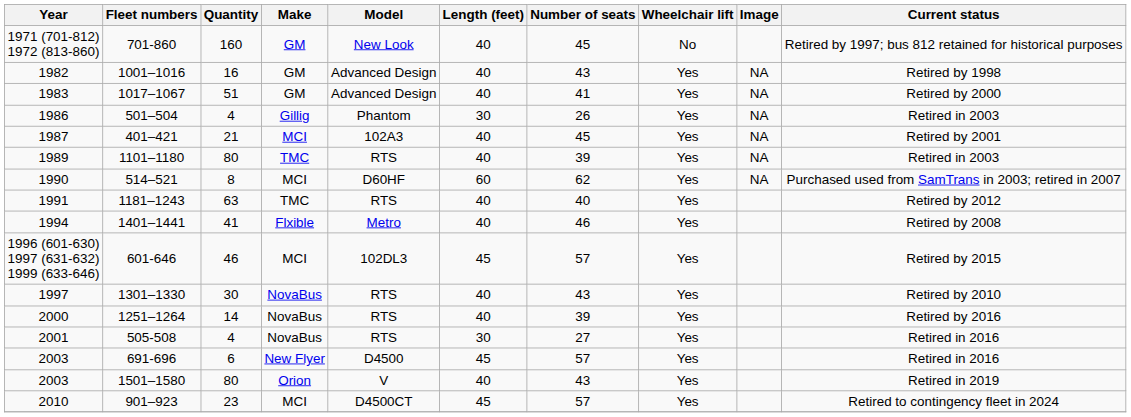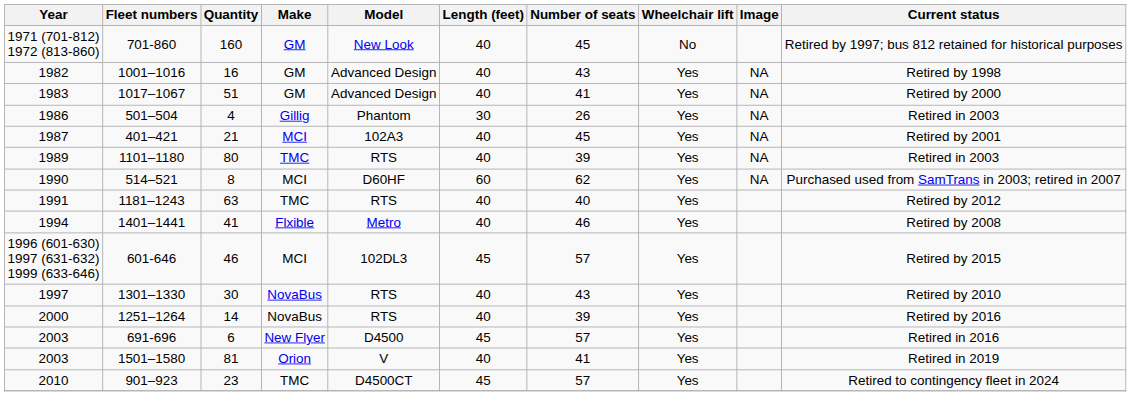- row: (152, 337)
(231, 380) 80 -> (231, 358) 81
(583, 380) 43 -> (583, 358) 41
(295, 401) MCI -> (295, 380) TMC
